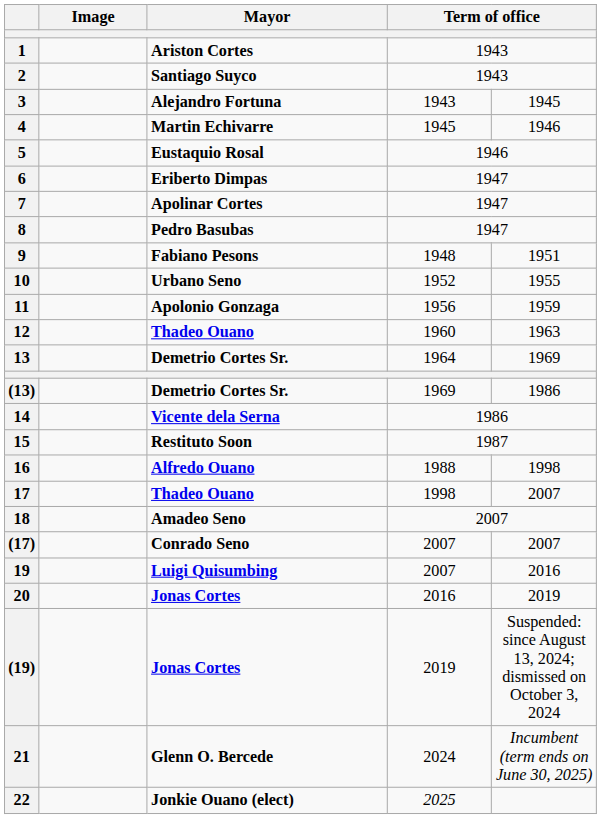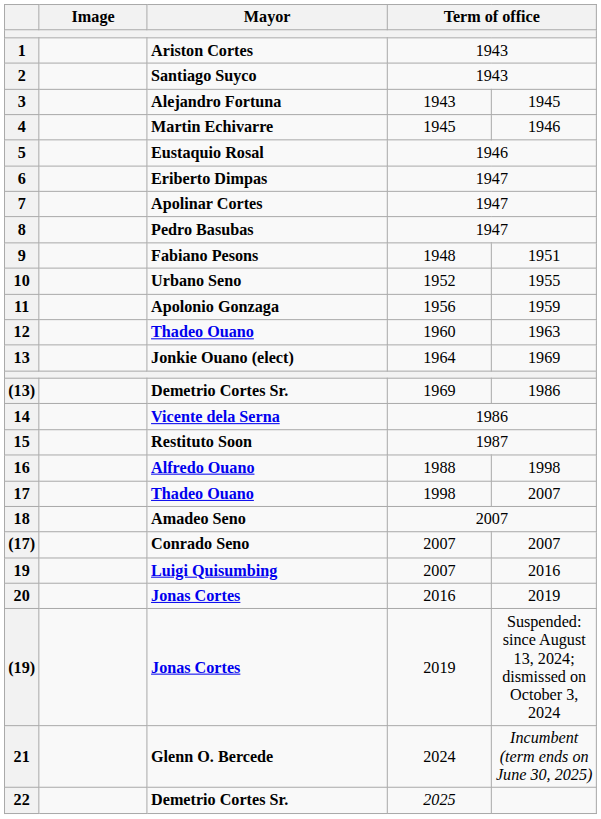(220, 357) Demetrio Cortes Sr. -> (222, 357) Jonkie Ouano (elect)
(222, 800) Jonkie Ouano (elect) -> (220, 800) Demetrio Cortes Sr.
